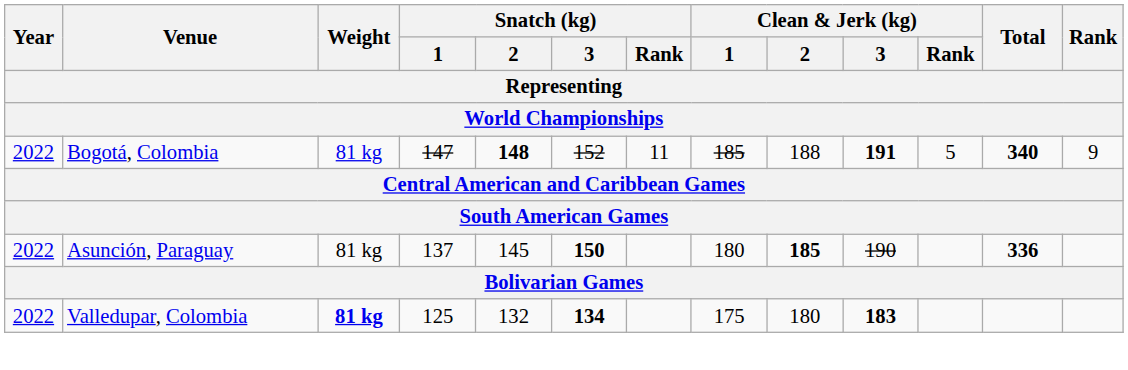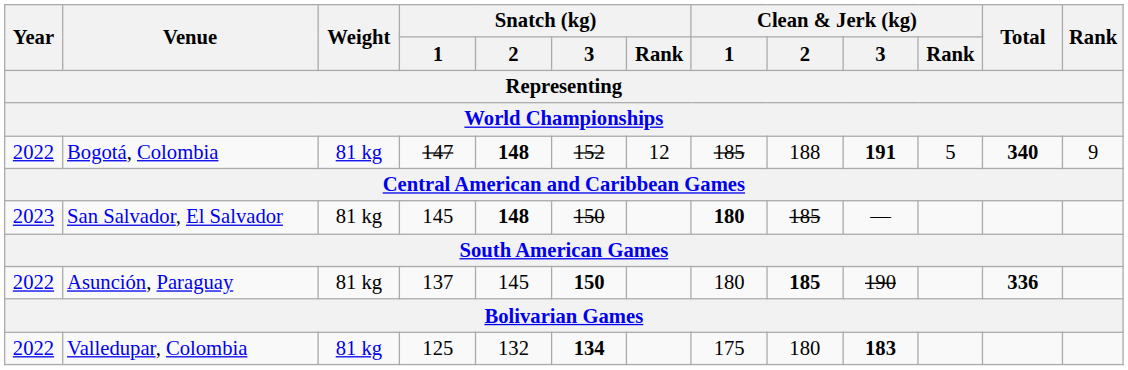(659, 151) 11 -> (659, 151) 12
+ row: (175, 217)
(359, 315) bold -> (359, 348) normal
